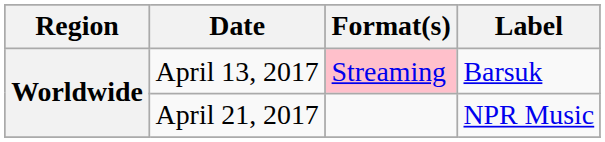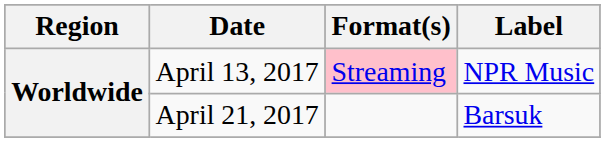(503, 70) Barsuk -> (529, 70) NPR Music
(529, 114) NPR Music -> (503, 114) Barsuk
